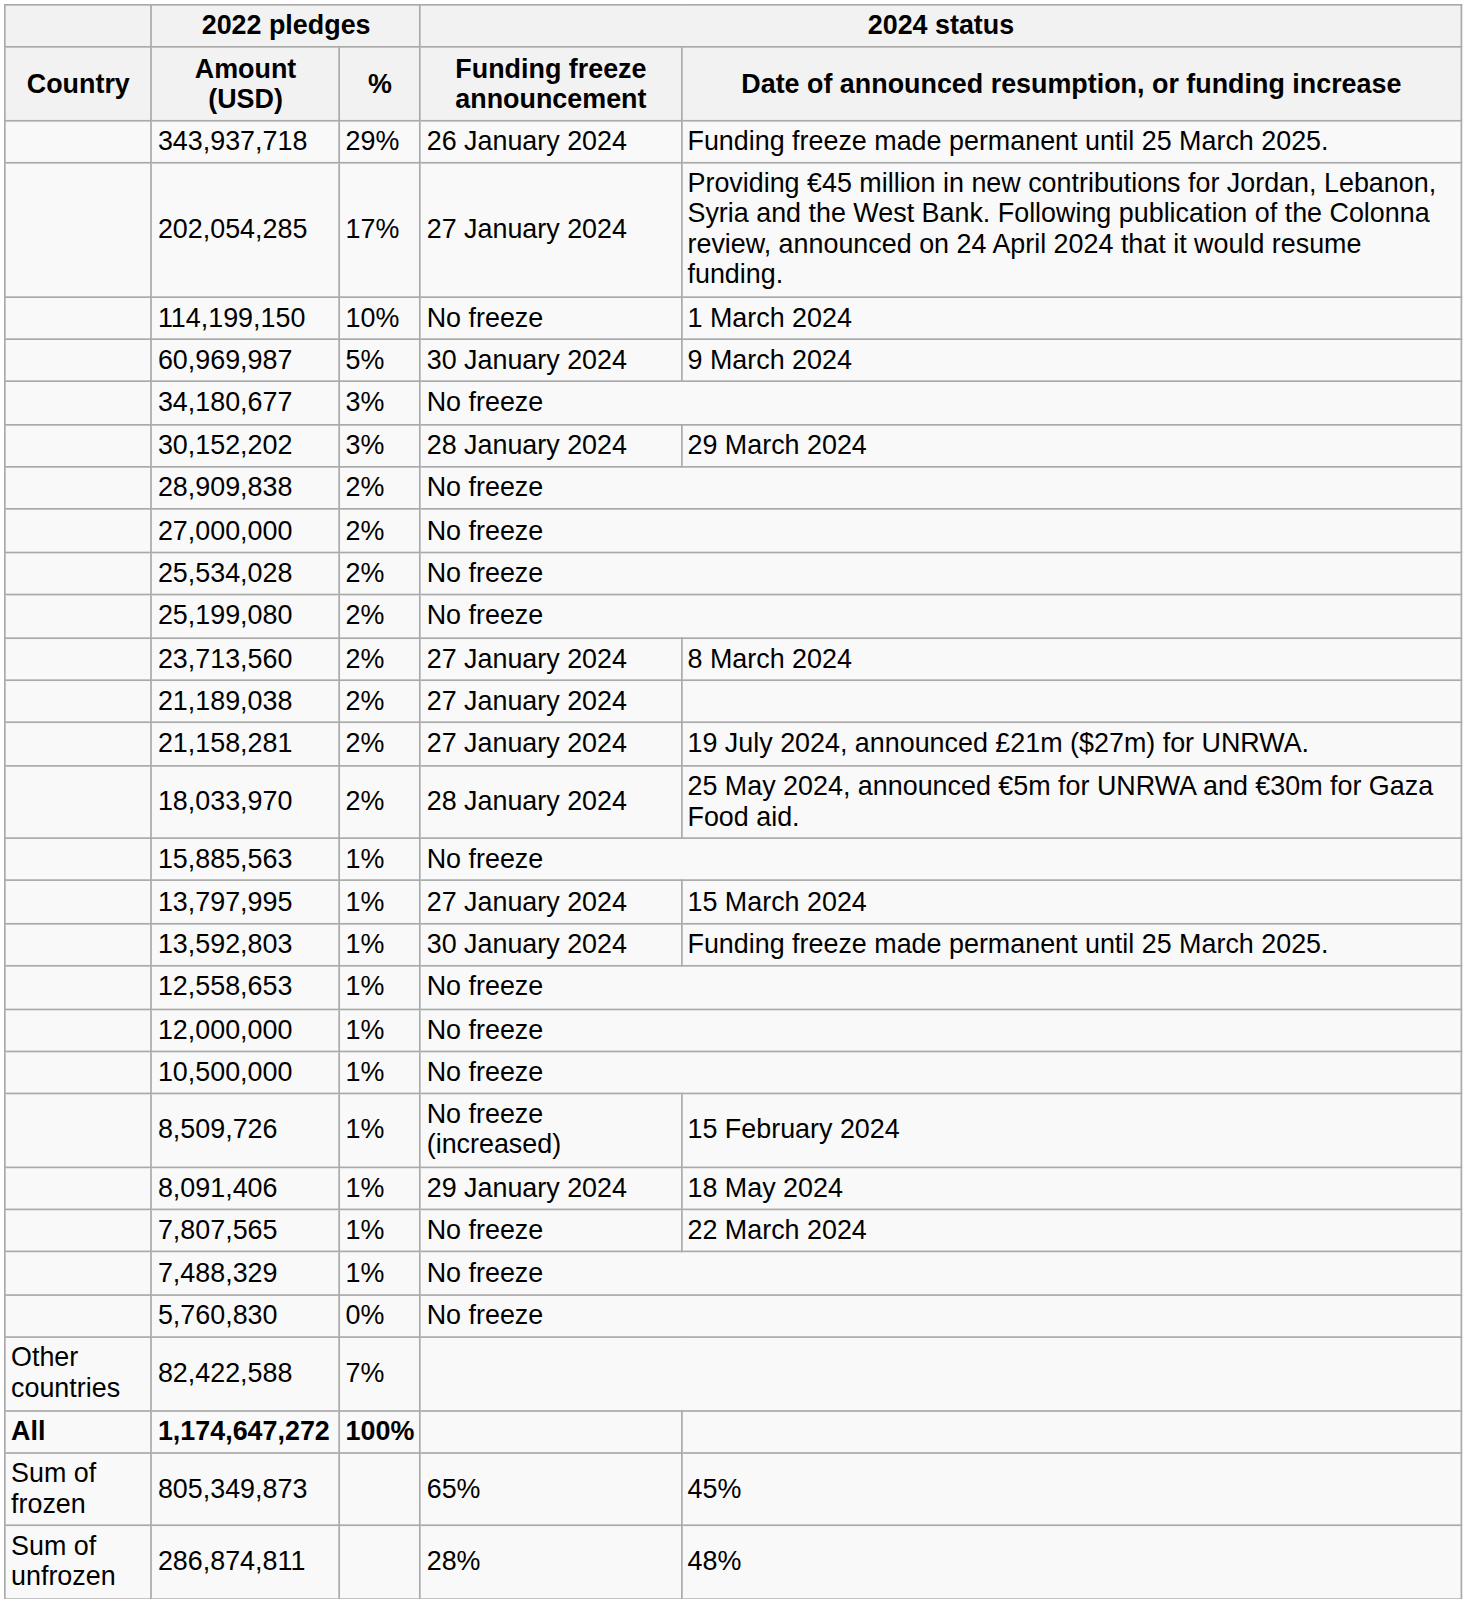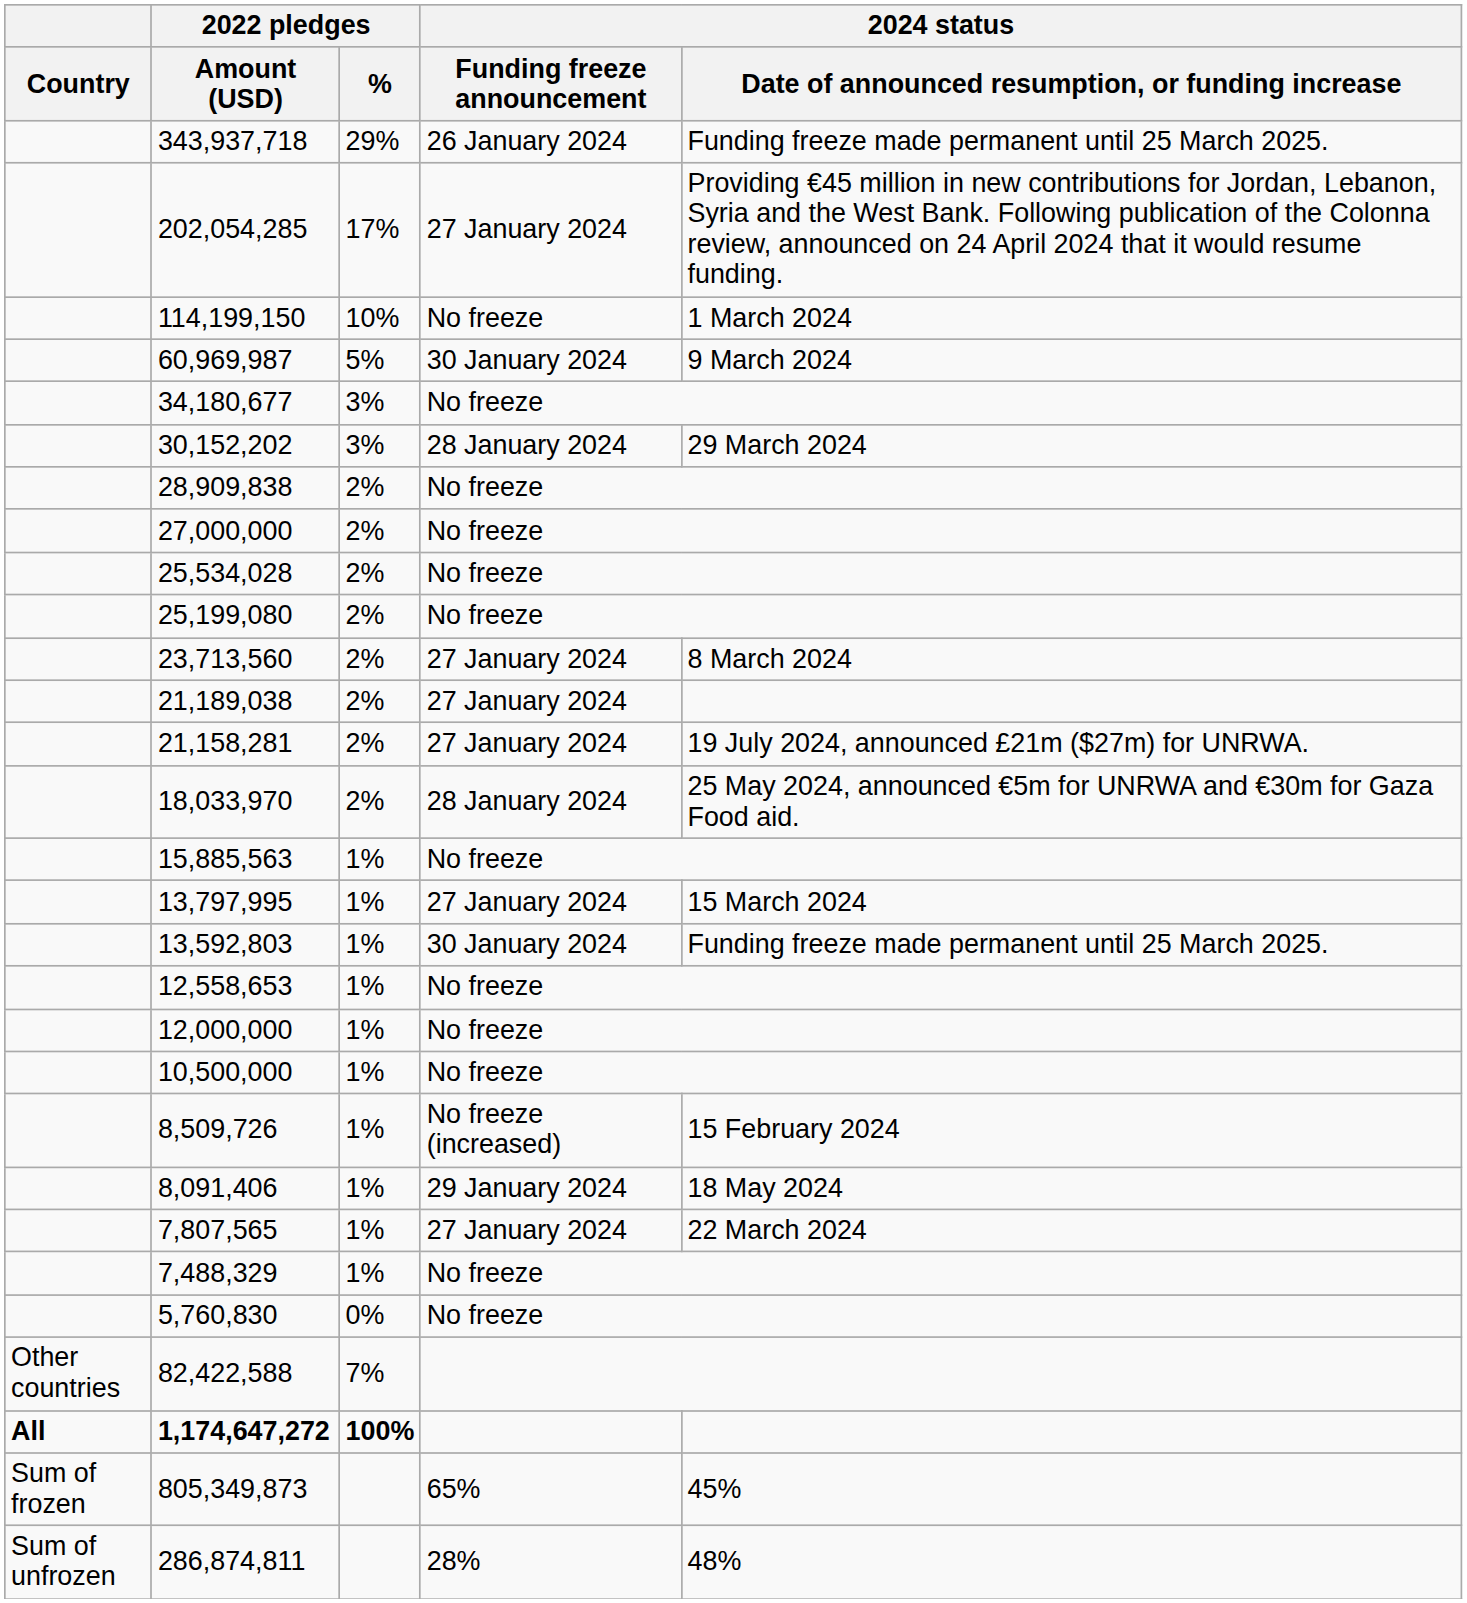(485, 1230) No freeze -> (527, 1230) 27 January 2024
